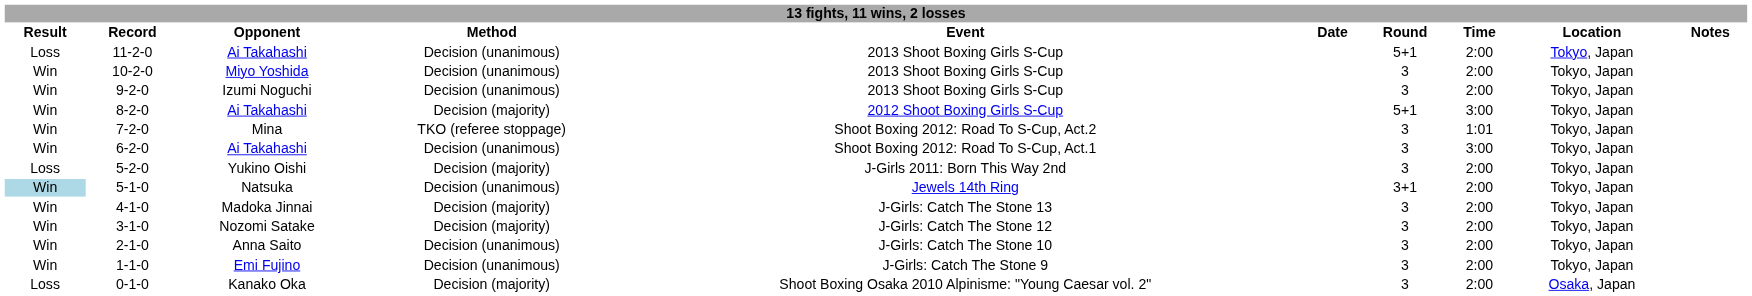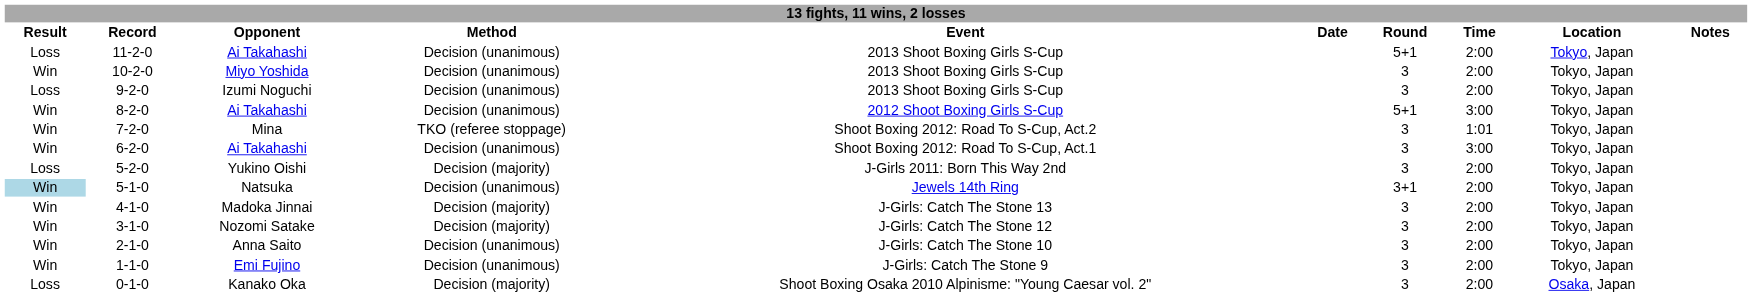(45, 91) Win -> (45, 91) Loss
(492, 110) Decision (majority) -> (492, 110) Decision (unanimous)
